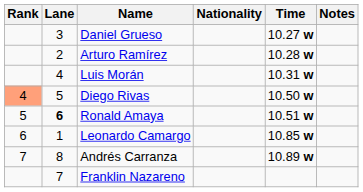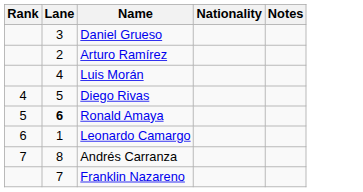- column: (291, 14)
(23, 95) lightsalmon background -> (23, 95) no background
